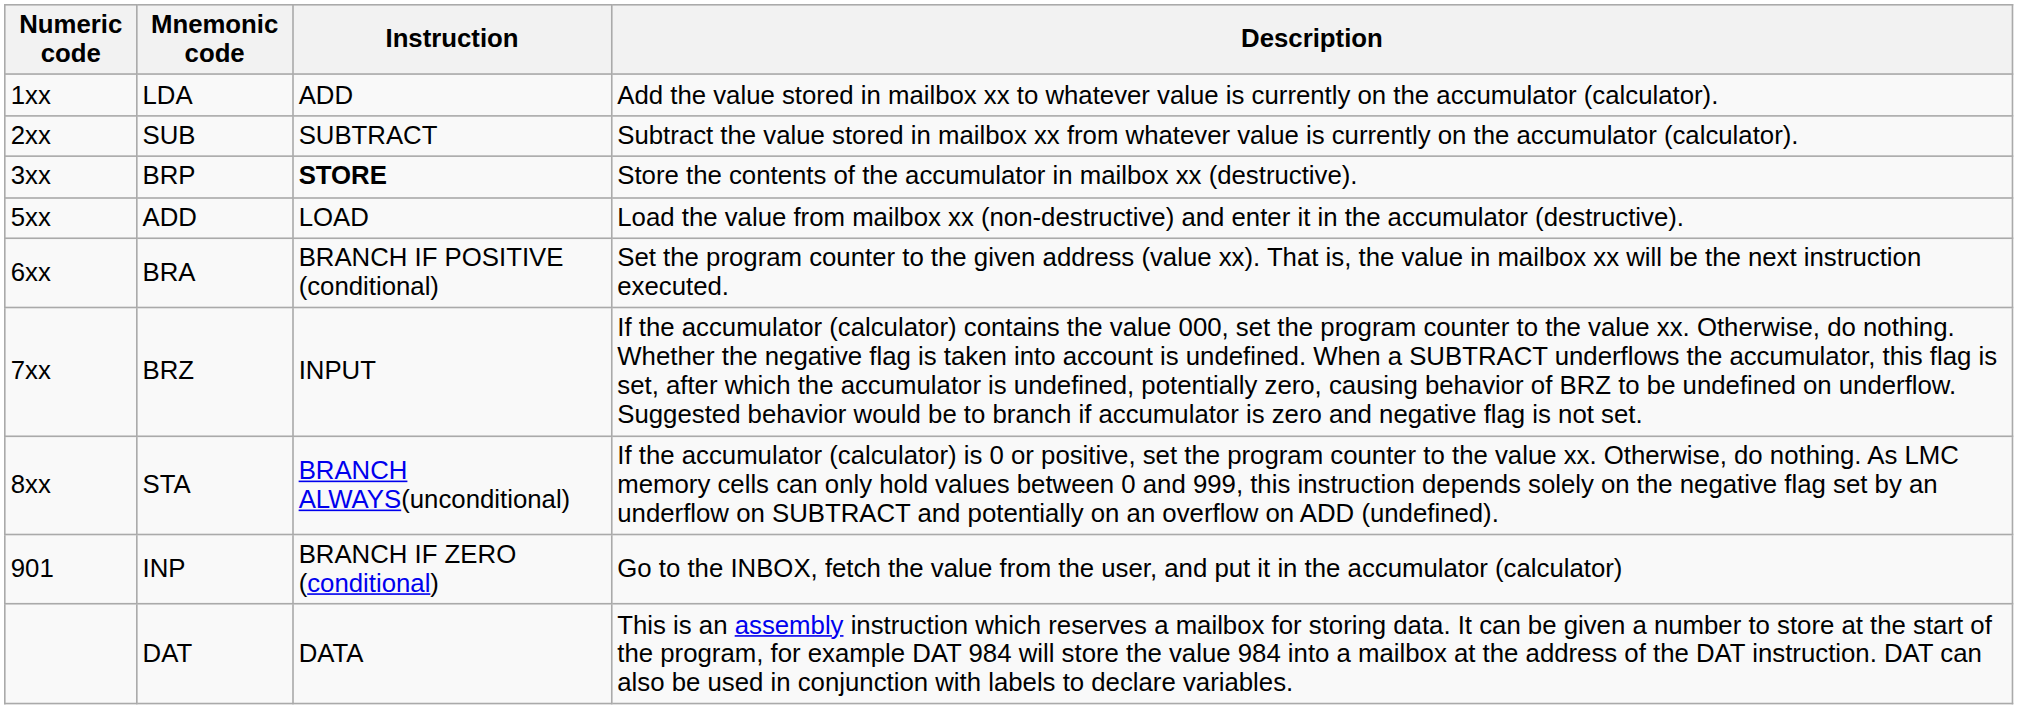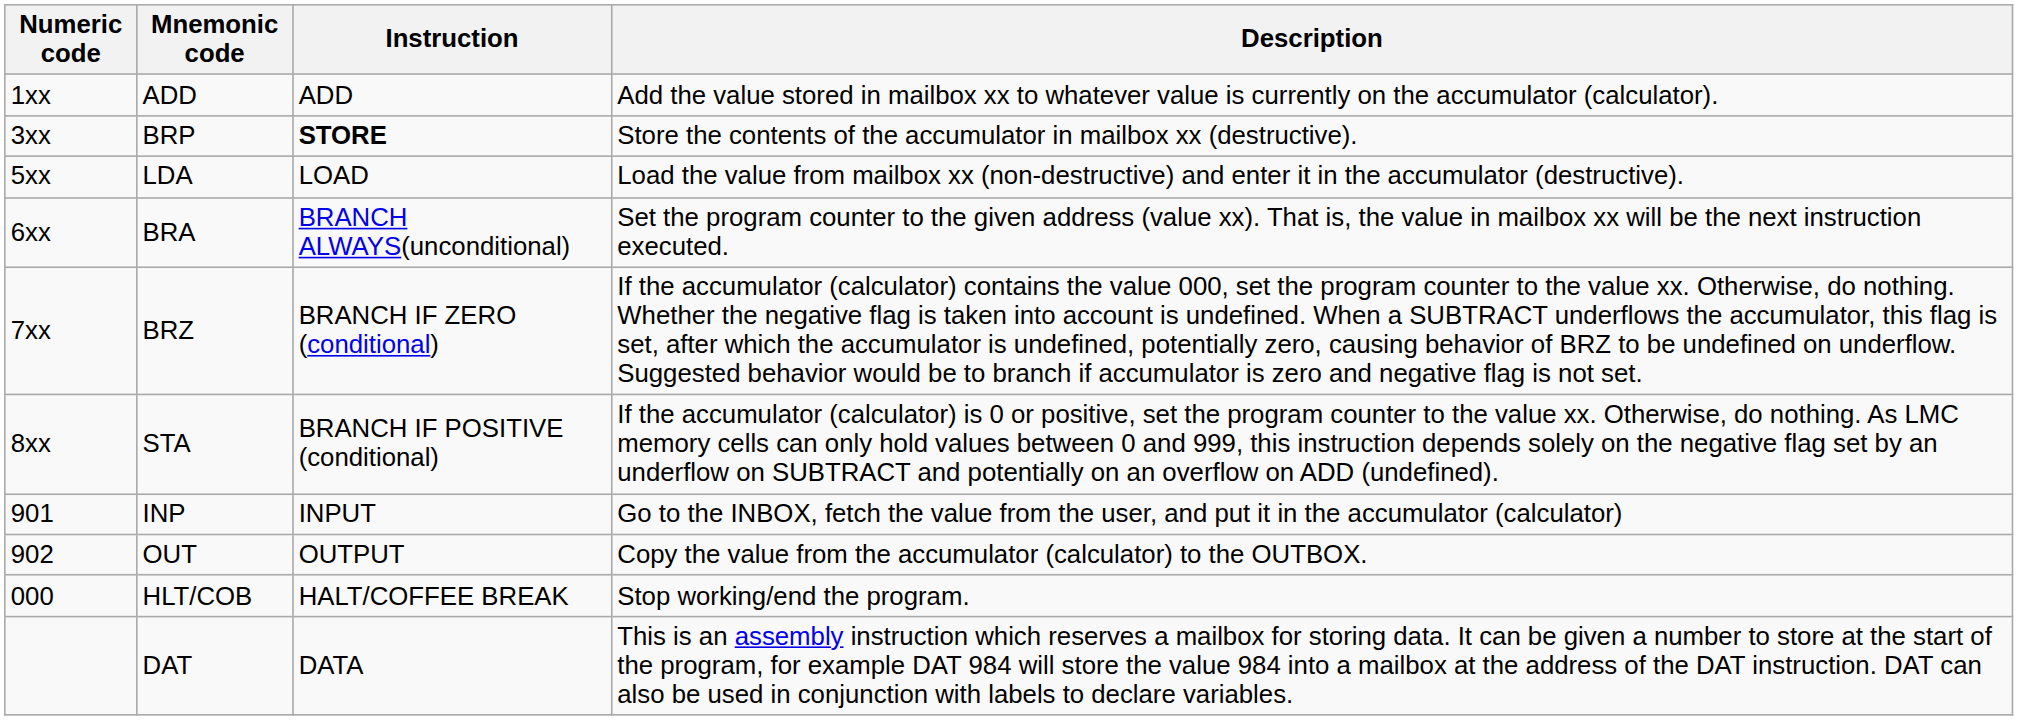(168, 94) LDA -> (170, 94) ADD
- row: (31, 135)
(170, 217) ADD -> (168, 176) LDA
(431, 272) BRANCH IF POSITIVE (conditional) -> (434, 231) BRANCH ALWAYS(unconditional)
(337, 371) INPUT -> (407, 330) BRANCH IF ZERO (conditional)
(434, 484) BRANCH ALWAYS(unconditional) -> (431, 443) BRANCH IF POSITIVE (conditional)
(407, 569) BRANCH IF ZERO (conditional) -> (337, 513) INPUT
+ row: (32, 554)
+ row: (32, 595)
